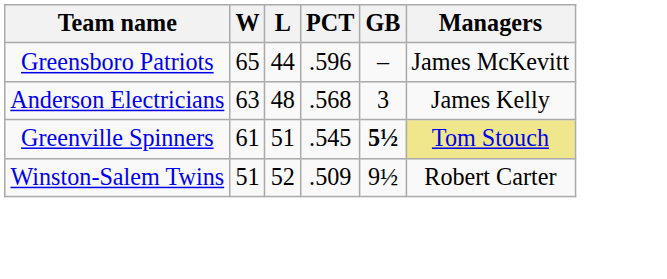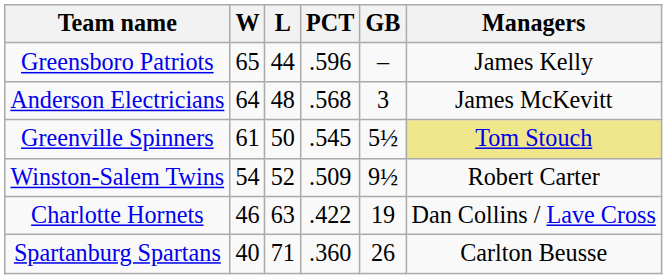(490, 61) James McKevitt -> (534, 61) James Kelly
(248, 100) 63 -> (248, 100) 64
(490, 100) James Kelly -> (534, 100) James McKevitt
(283, 138) 51 -> (283, 138) 50
(383, 138) bold -> (383, 138) normal
(248, 176) 51 -> (248, 176) 54
+ row: (117, 215)
+ row: (117, 253)
